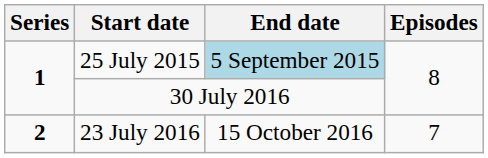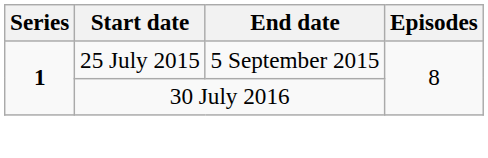(295, 59) lightblue background -> (295, 59) no background
- row: (140, 133)
